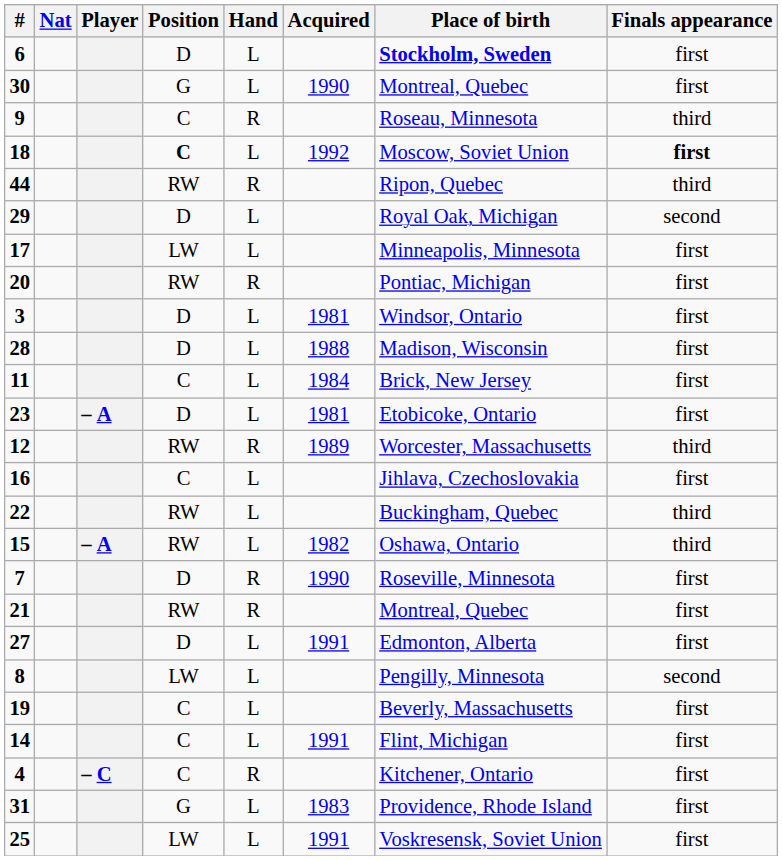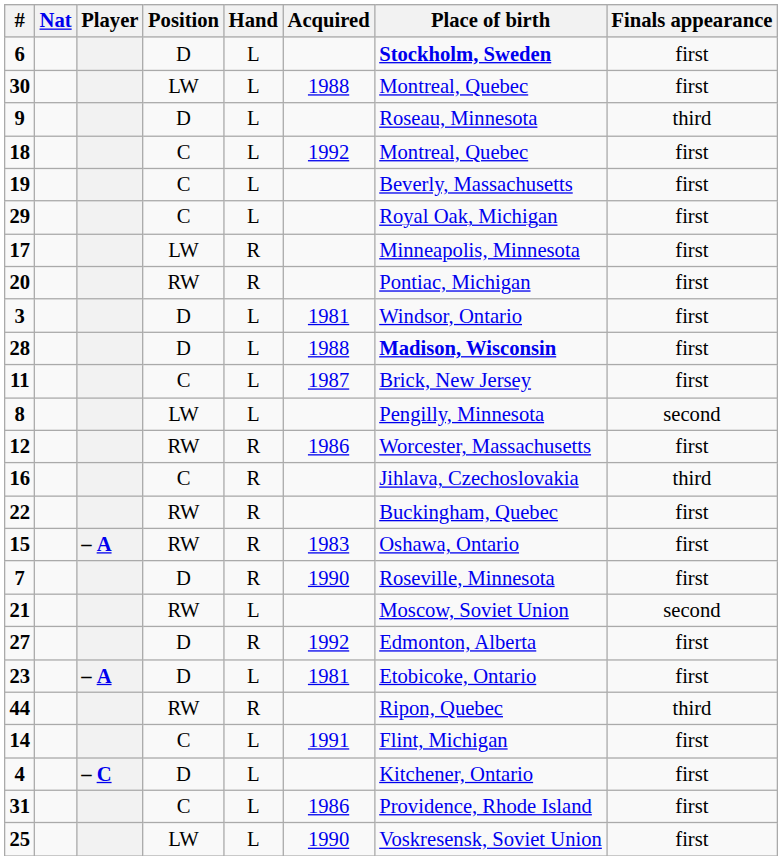(184, 86) G -> (184, 86) LW
(329, 86) 1990 -> (329, 86) 1988
(184, 119) C -> (184, 119) D
(253, 119) R -> (253, 119) L
(184, 151) bold -> (184, 151) normal
(474, 151) Moscow, Soviet Union -> (454, 151) Montreal, Quebec
(692, 151) bold -> (692, 151) normal
rows swapped: (20, 708) <-> (20, 184)
(184, 217) D -> (184, 217) C
(692, 217) second -> (692, 217) first
(253, 250) L -> (253, 250) R
(463, 348) normal -> (468, 348) bold
(329, 380) 1984 -> (329, 380) 1987
rows swapped: (20, 413) <-> (20, 675)
(329, 446) 1989 -> (329, 446) 1986
(692, 446) third -> (692, 446) first
(253, 479) L -> (253, 479) R
(692, 479) first -> (692, 479) third
(253, 511) L -> (253, 511) R
(692, 511) third -> (692, 511) first
(253, 544) L -> (253, 544) R
(329, 544) 1982 -> (329, 544) 1983
(692, 544) third -> (692, 544) first
(253, 610) R -> (253, 610) L
(454, 610) Montreal, Quebec -> (474, 610) Moscow, Soviet Union
(692, 610) first -> (692, 610) second
(253, 642) L -> (253, 642) R
(329, 642) 1991 -> (329, 642) 1992
(184, 773) C -> (184, 773) D
(253, 773) R -> (253, 773) L
(184, 806) G -> (184, 806) C
(329, 806) 1983 -> (329, 806) 1986
(329, 839) 1991 -> (329, 839) 1990
